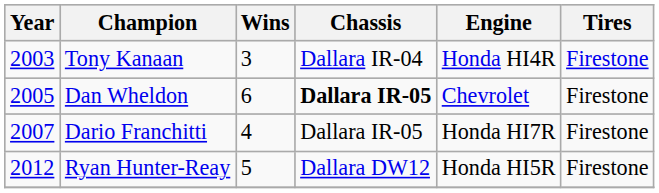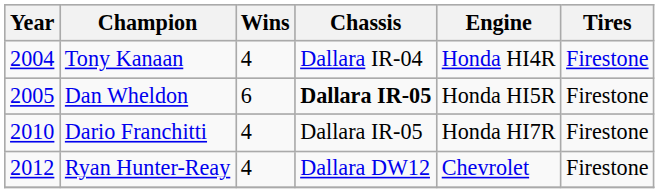(32, 58) 2003 -> (32, 58) 2004
(246, 58) 3 -> (246, 58) 4
(485, 95) Chevrolet -> (499, 95) Honda HI5R
(32, 132) 2007 -> (32, 132) 2010
(246, 168) 5 -> (246, 168) 4
(499, 168) Honda HI5R -> (485, 168) Chevrolet
